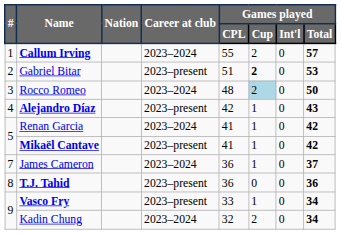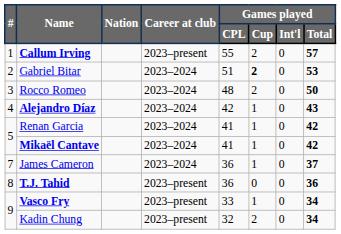(170, 52) 2023–2024 -> (176, 52) 2023–present
(176, 71) 2023–present -> (170, 71) 2023–2024
(254, 90) lightblue background -> (254, 90) no background
(176, 108) 2023–present -> (170, 108) 2023–2024
(176, 145) 2023–present -> (170, 145) 2023–2024
(170, 219) 2023–2024 -> (176, 219) 2023–present
